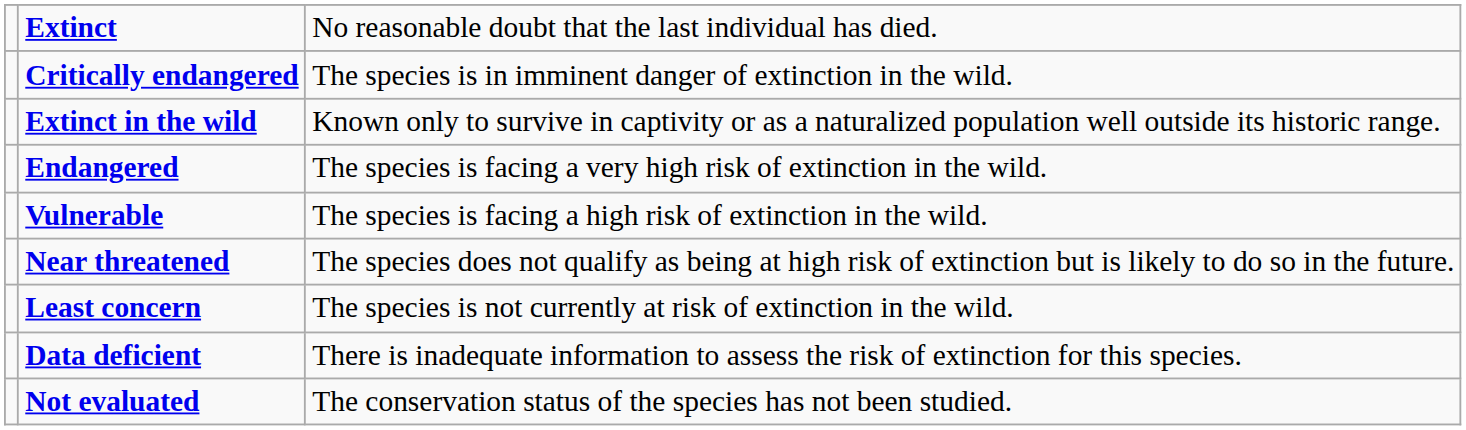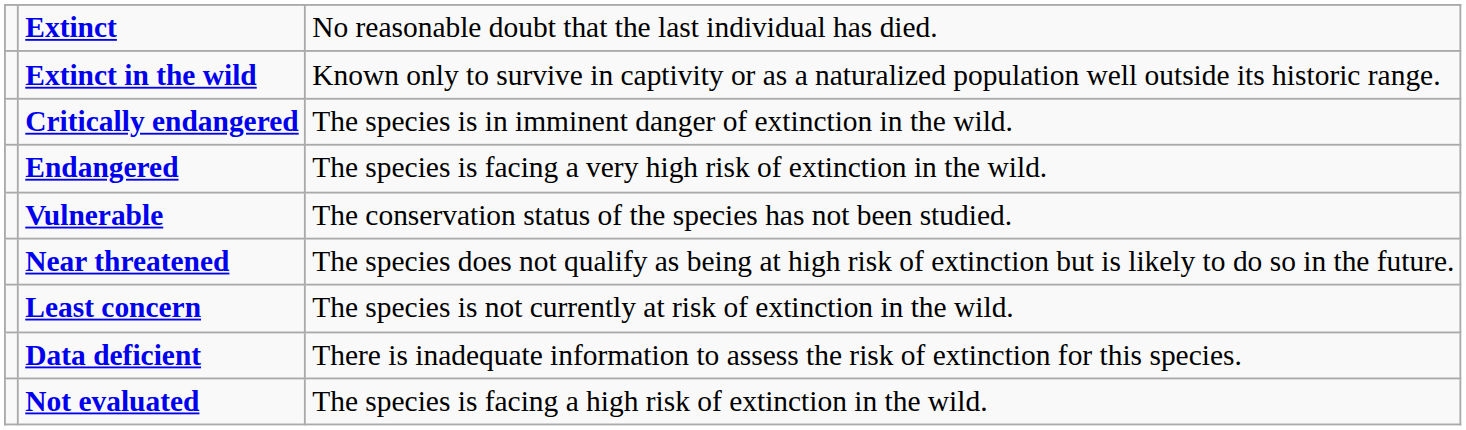rows swapped: (141, 121) <-> (162, 74)
(650, 214) The species is facing a high risk of extinction in the wild. -> (662, 214) The conservation status of the species has not been studied.
(662, 401) The conservation status of the species has not been studied. -> (650, 401) The species is facing a high risk of extinction in the wild.
